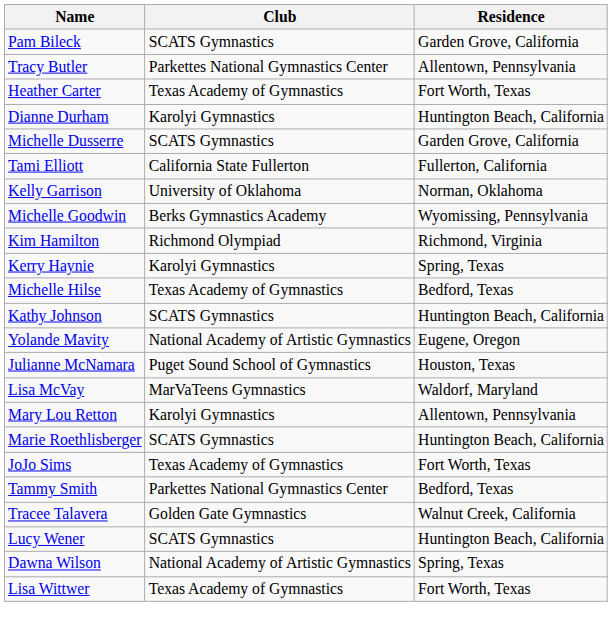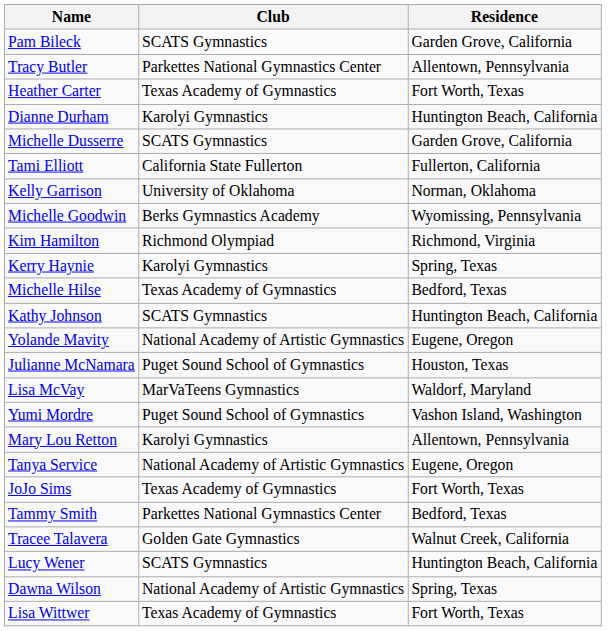+ row: (51, 414)
- row: (75, 439)
+ row: (53, 464)
